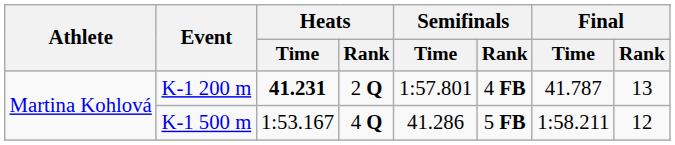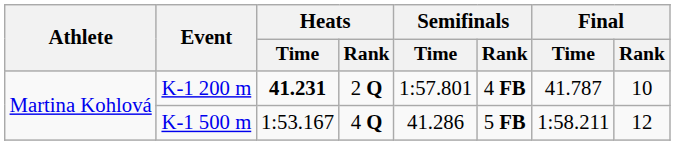(642, 88) 13 -> (642, 88) 10
